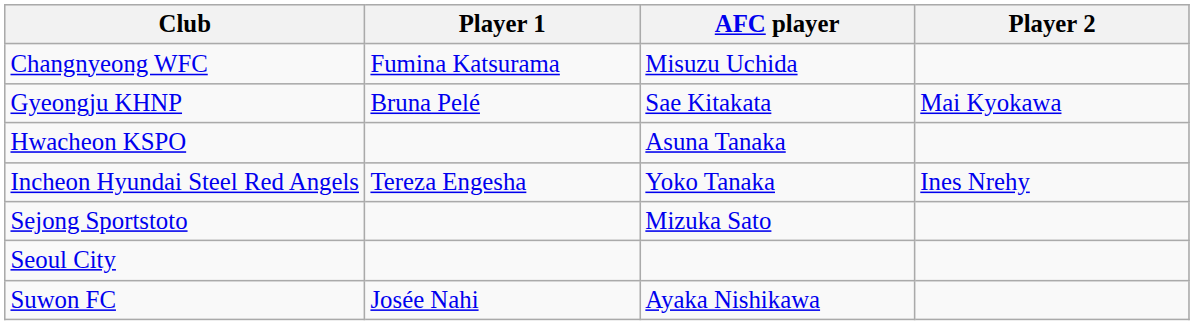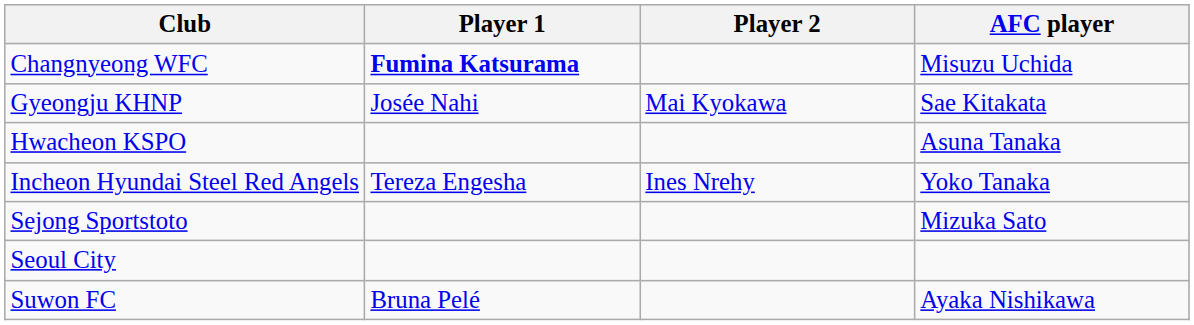columns swapped: (1052, 24) <-> (777, 24)
(465, 63) normal -> (475, 63) bold
(425, 102) Bruna Pelé -> (424, 102) Josée Nahi
(424, 299) Josée Nahi -> (425, 299) Bruna Pelé
